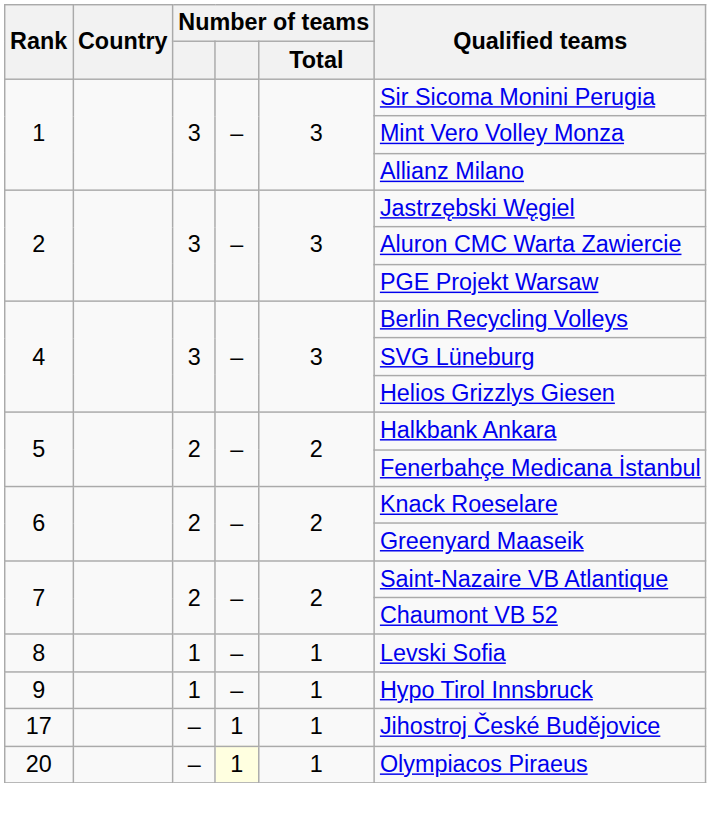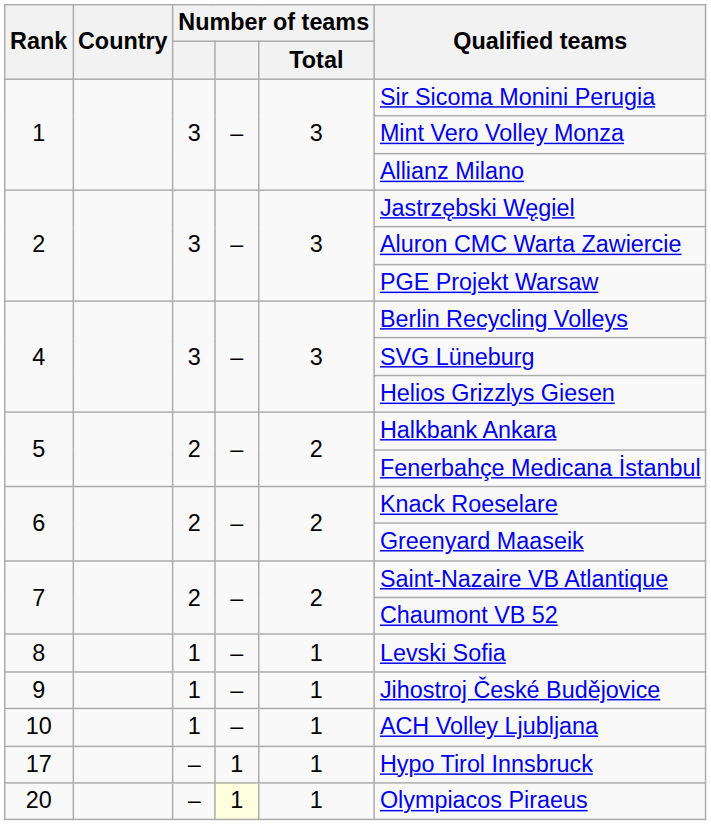(486, 689) Hypo Tirol Innsbruck -> (520, 689) Jihostroj České Budějovice
+ row: (39, 726)
(520, 726) Jihostroj České Budějovice -> (486, 763) Hypo Tirol Innsbruck
